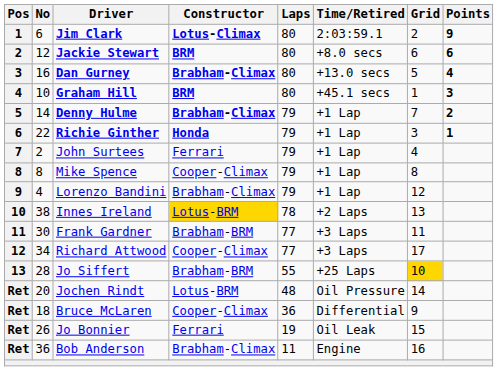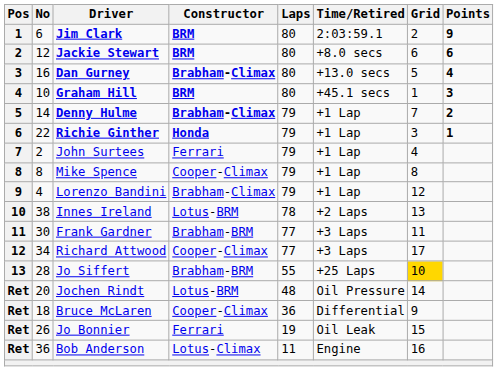(216, 34) Lotus-Climax -> (183, 34) BRM
(205, 212) gold background -> (205, 212) no background
(224, 350) Brabham-Climax -> (216, 350) Lotus-Climax
